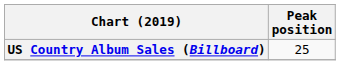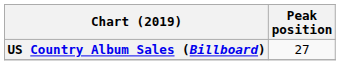(302, 50) 25 -> (302, 50) 27
